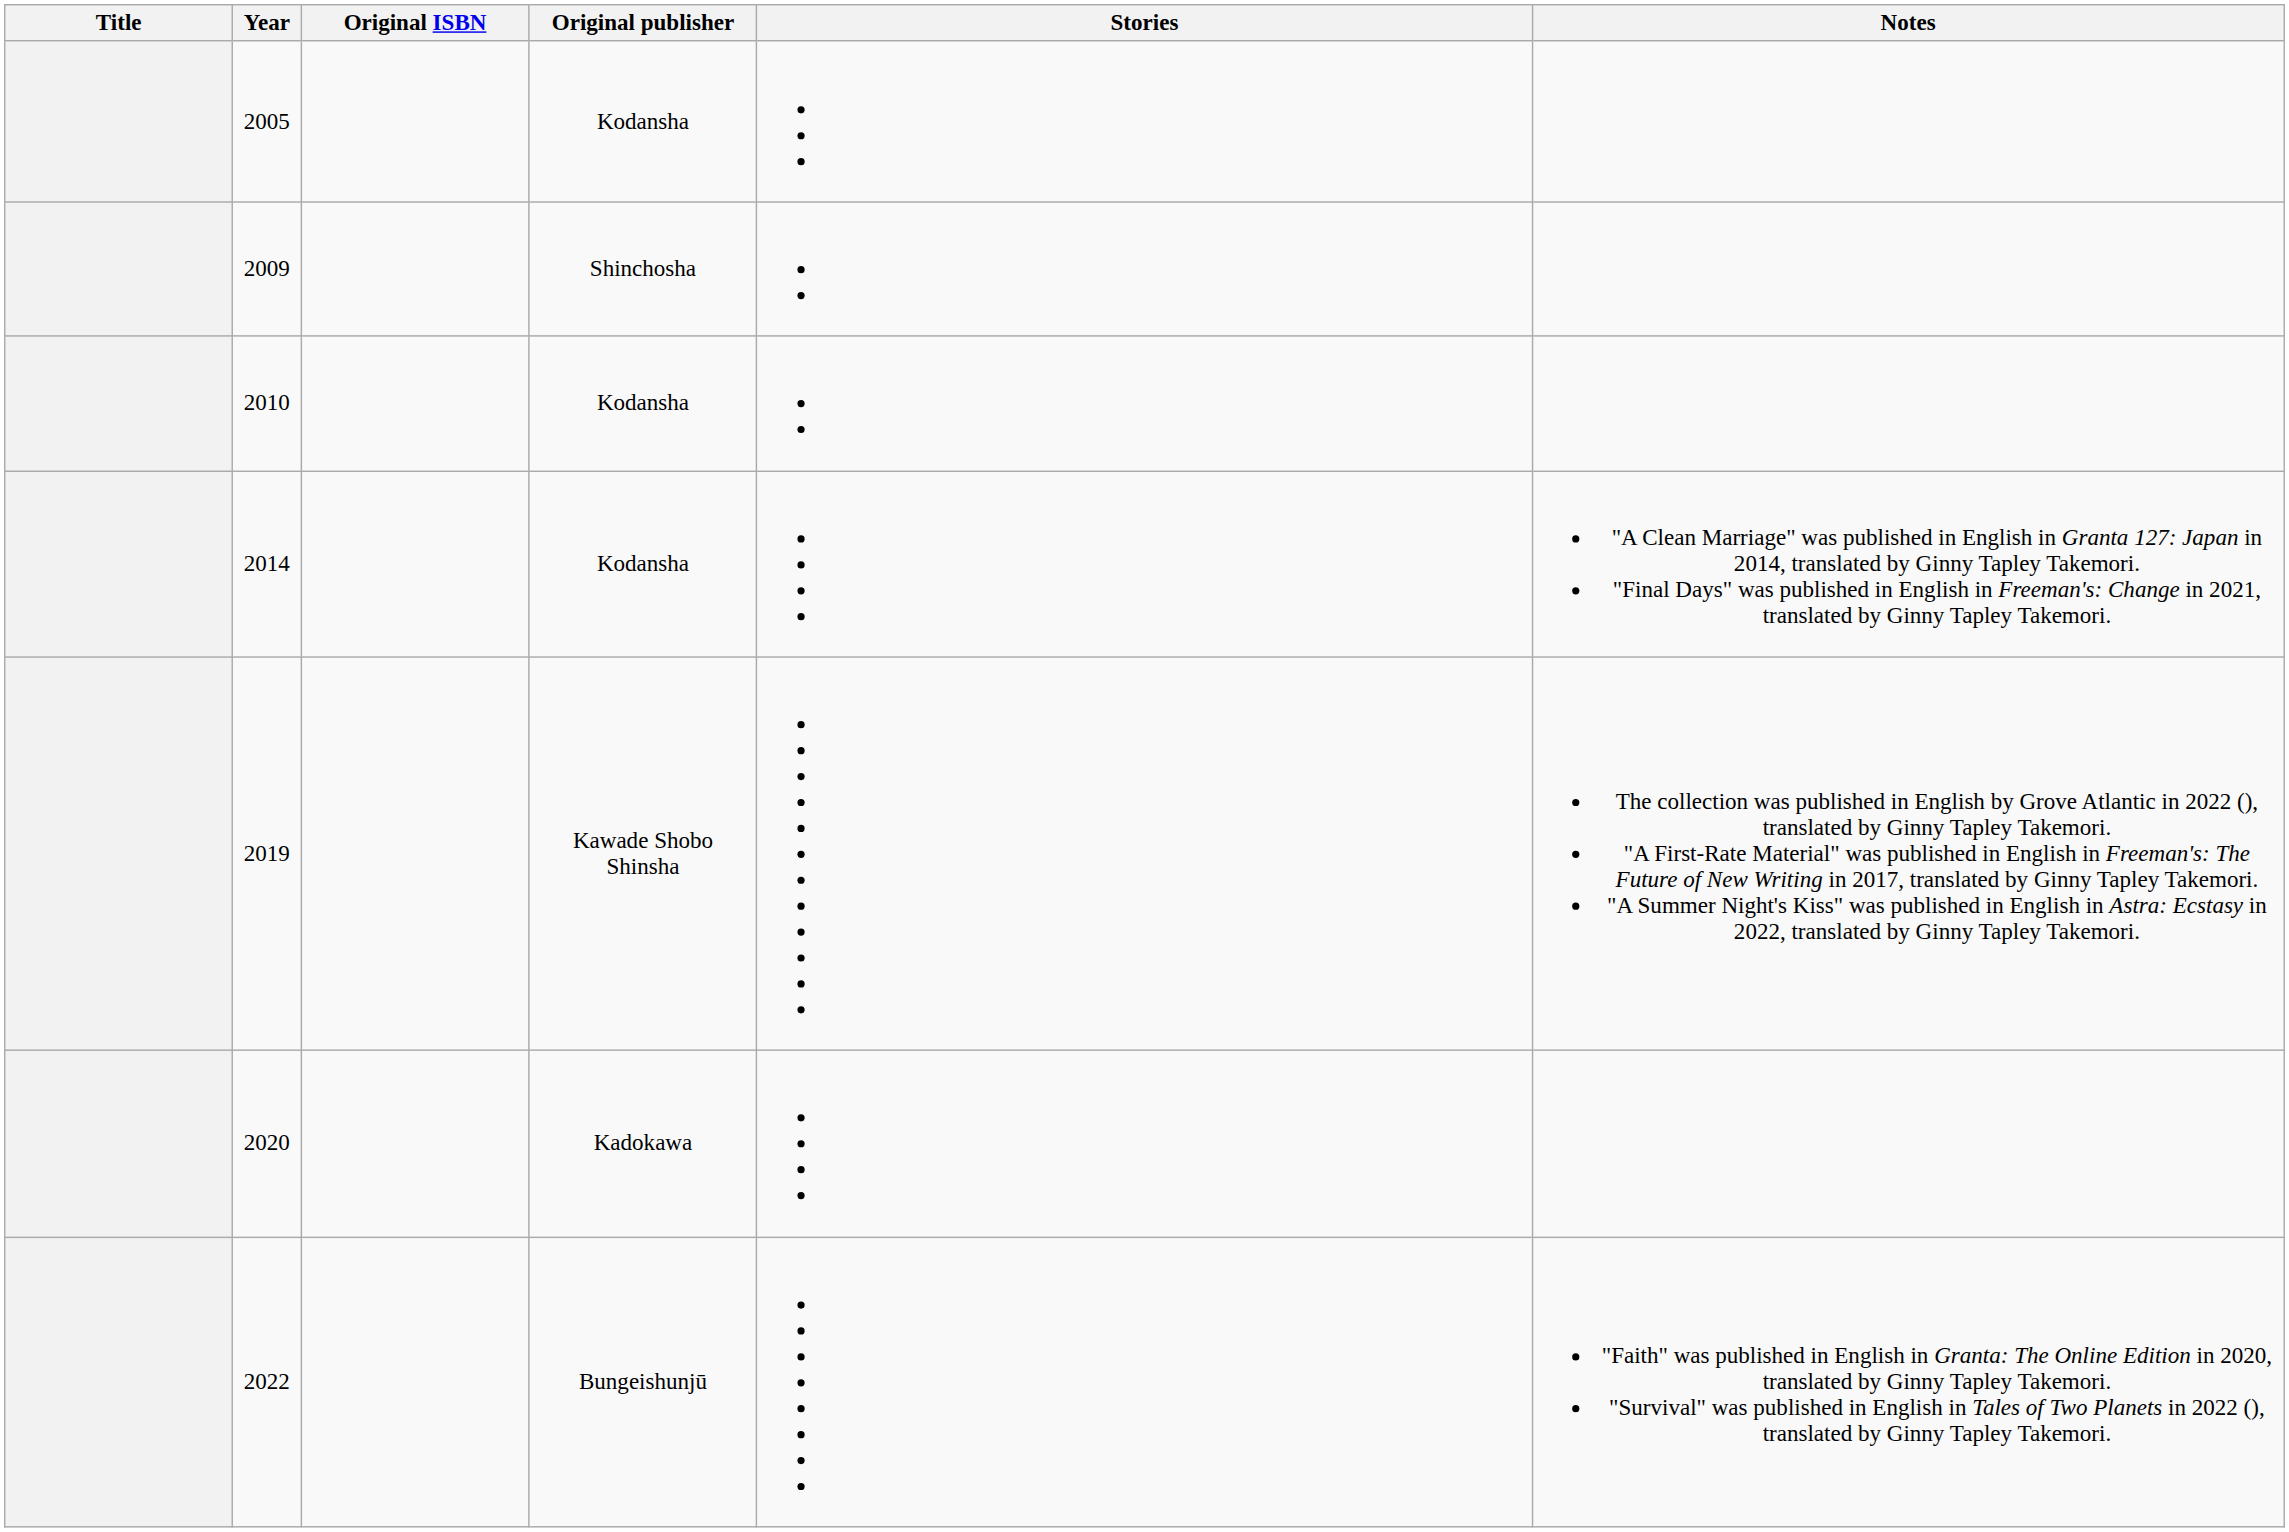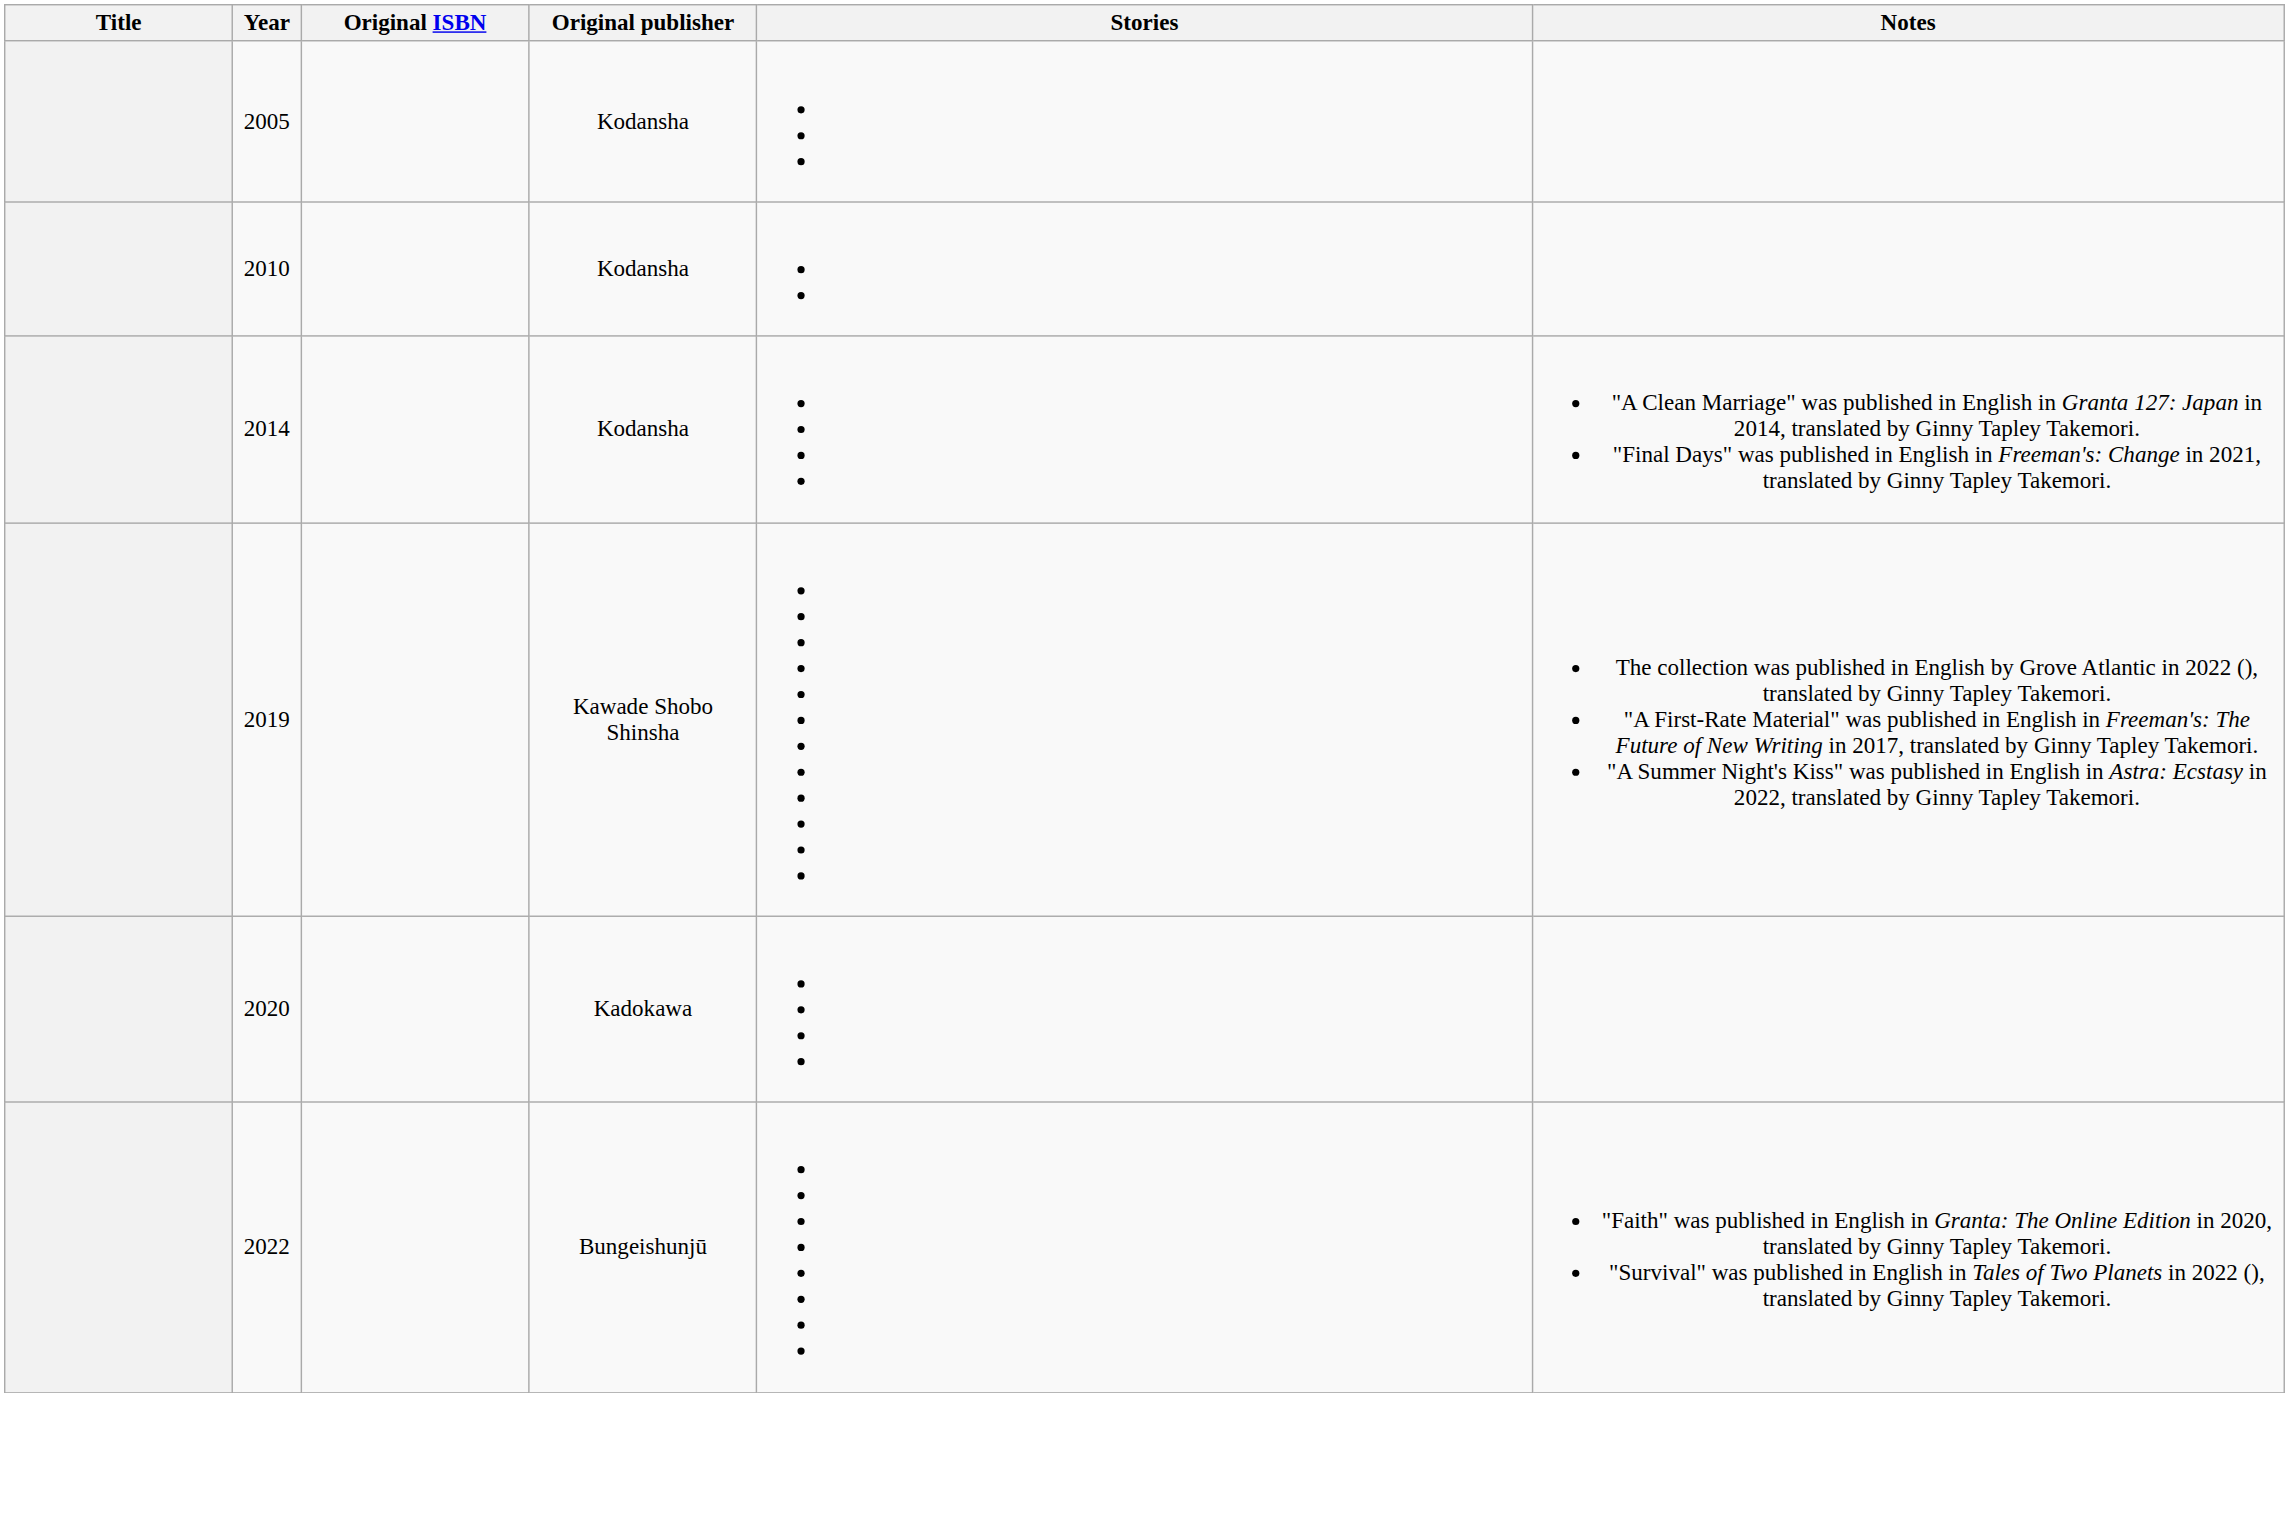- row: (267, 268)
